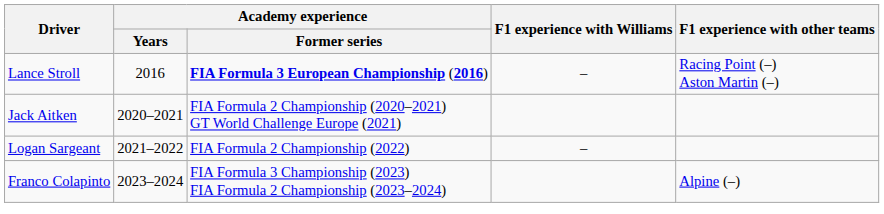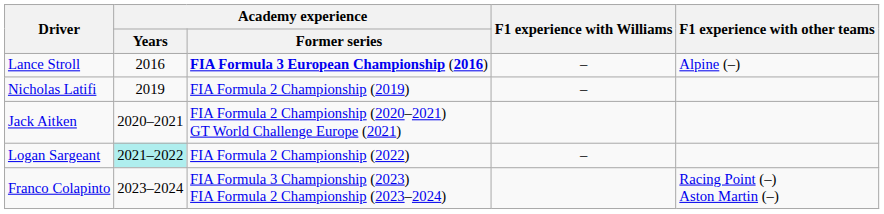(729, 74) Racing Point (–) Aston Martin (–) -> (710, 65) Alpine (–)
+ row: (52, 89)
(150, 148) no background -> (150, 155) paleturquoise background
(710, 181) Alpine (–) -> (729, 188) Racing Point (–) Aston Martin (–)
